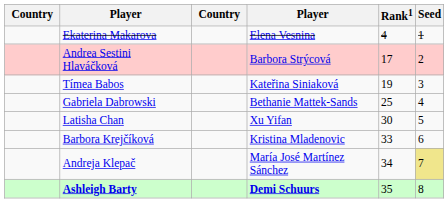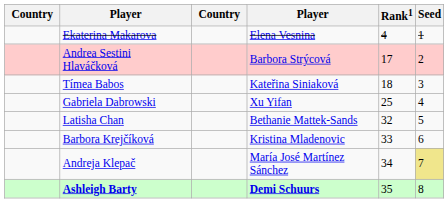(387, 84) 19 -> (387, 84) 18
(304, 102) Bethanie Mattek-Sands -> (271, 102) Xu Yifan
(271, 121) Xu Yifan -> (304, 121) Bethanie Mattek-Sands
(387, 121) 30 -> (387, 121) 32
